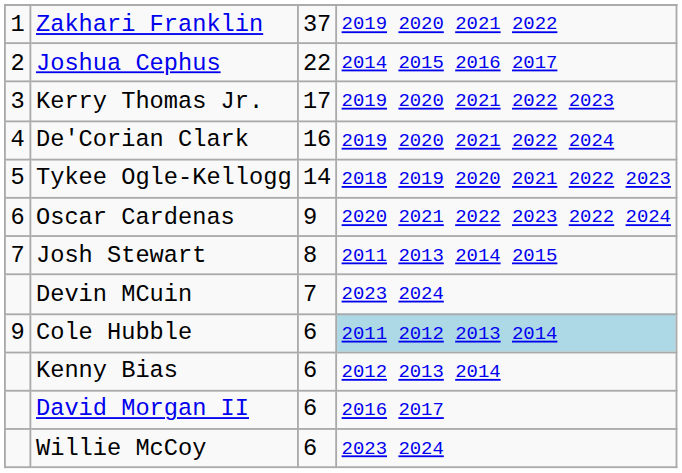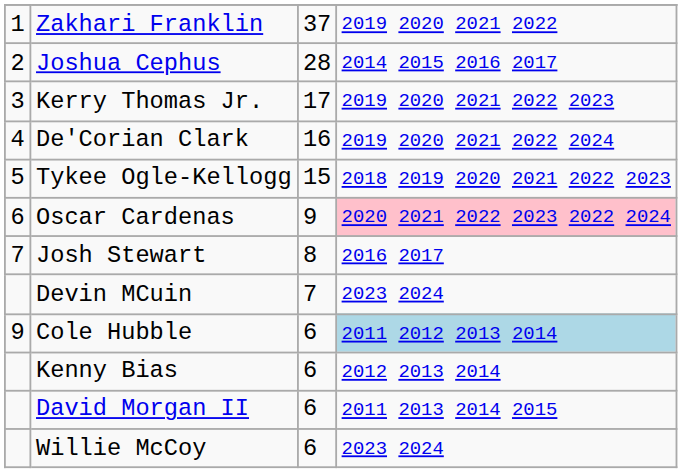(317, 63) 22 -> (317, 63) 28
(317, 178) 14 -> (317, 178) 15
(506, 217) no background -> (506, 217) pink background
(450, 256) 2011 2013 2014 2015 -> (393, 256) 2016 2017
(393, 410) 2016 2017 -> (450, 410) 2011 2013 2014 2015
